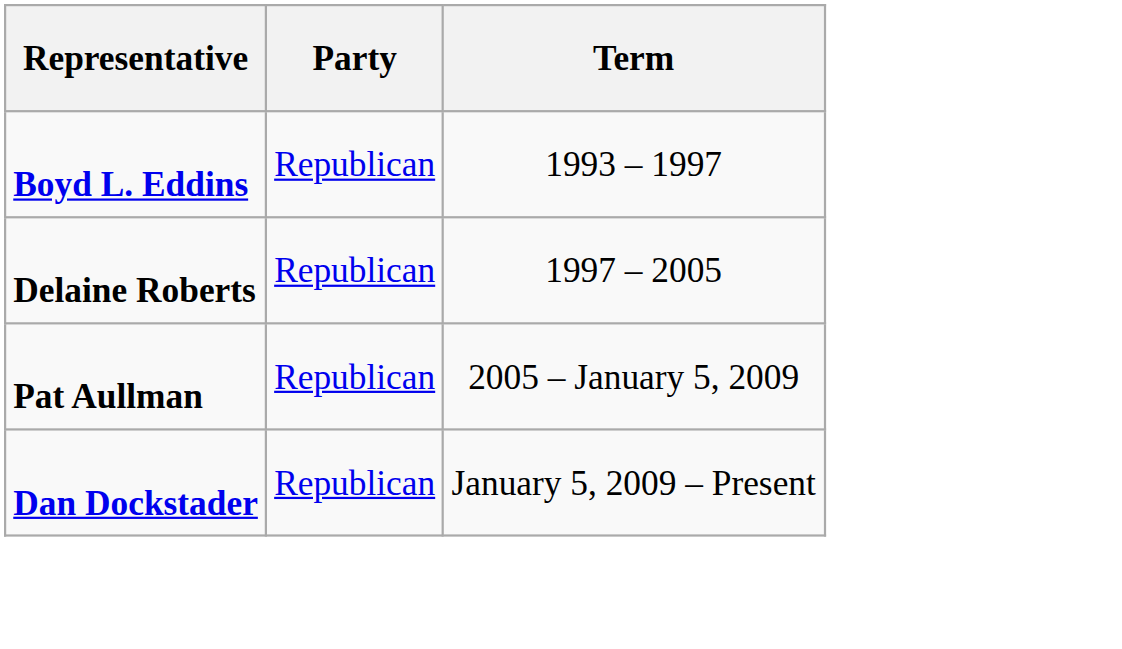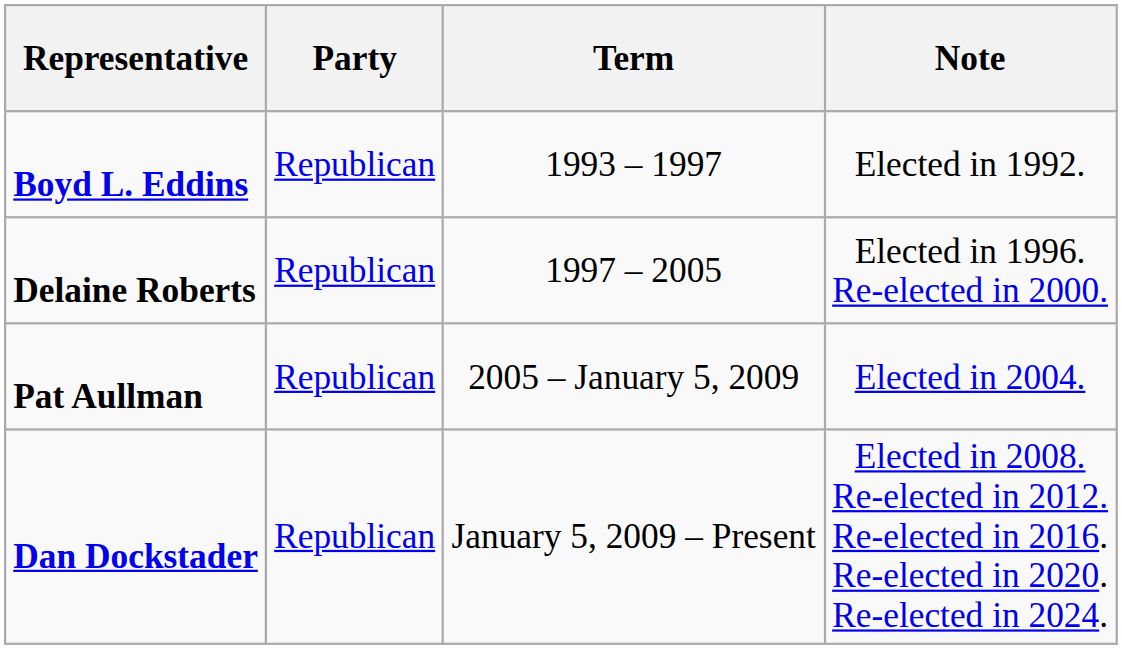+ column: (970, 57)
